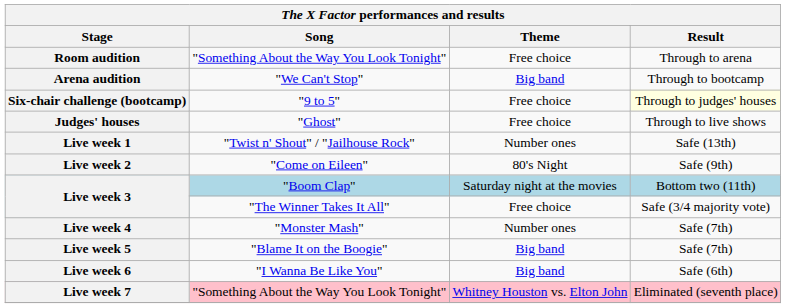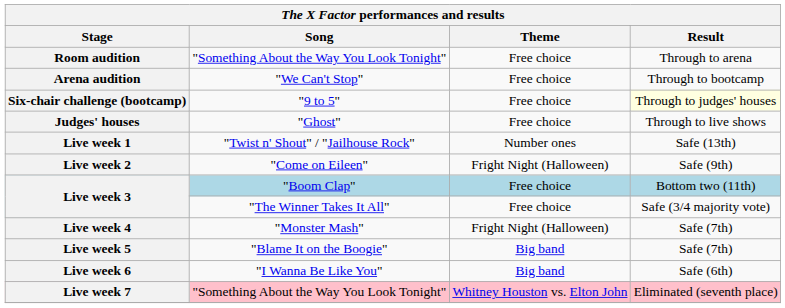(540, 79) Big band -> (540, 79) Free choice
(540, 164) 80's Night -> (540, 164) Fright Night (Halloween)
(540, 185) Saturday night at the movies -> (540, 185) Free choice
(540, 228) Number ones -> (540, 228) Fright Night (Halloween)
